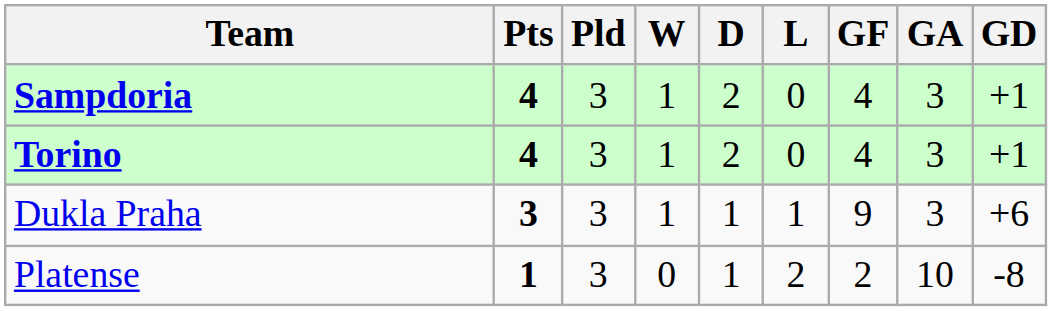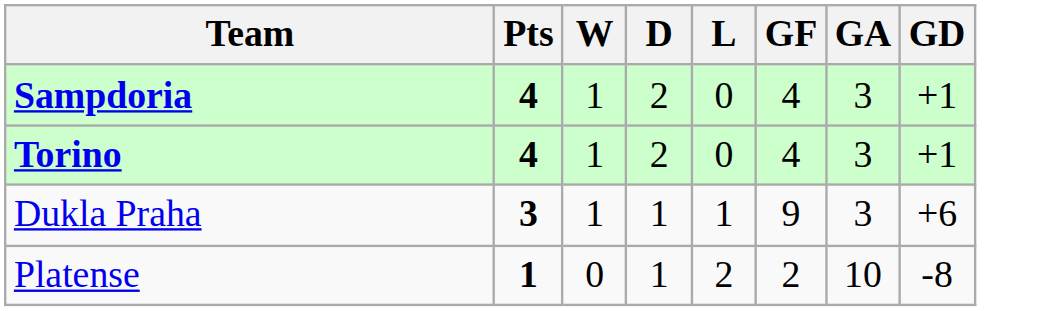- column: (598, 34)
